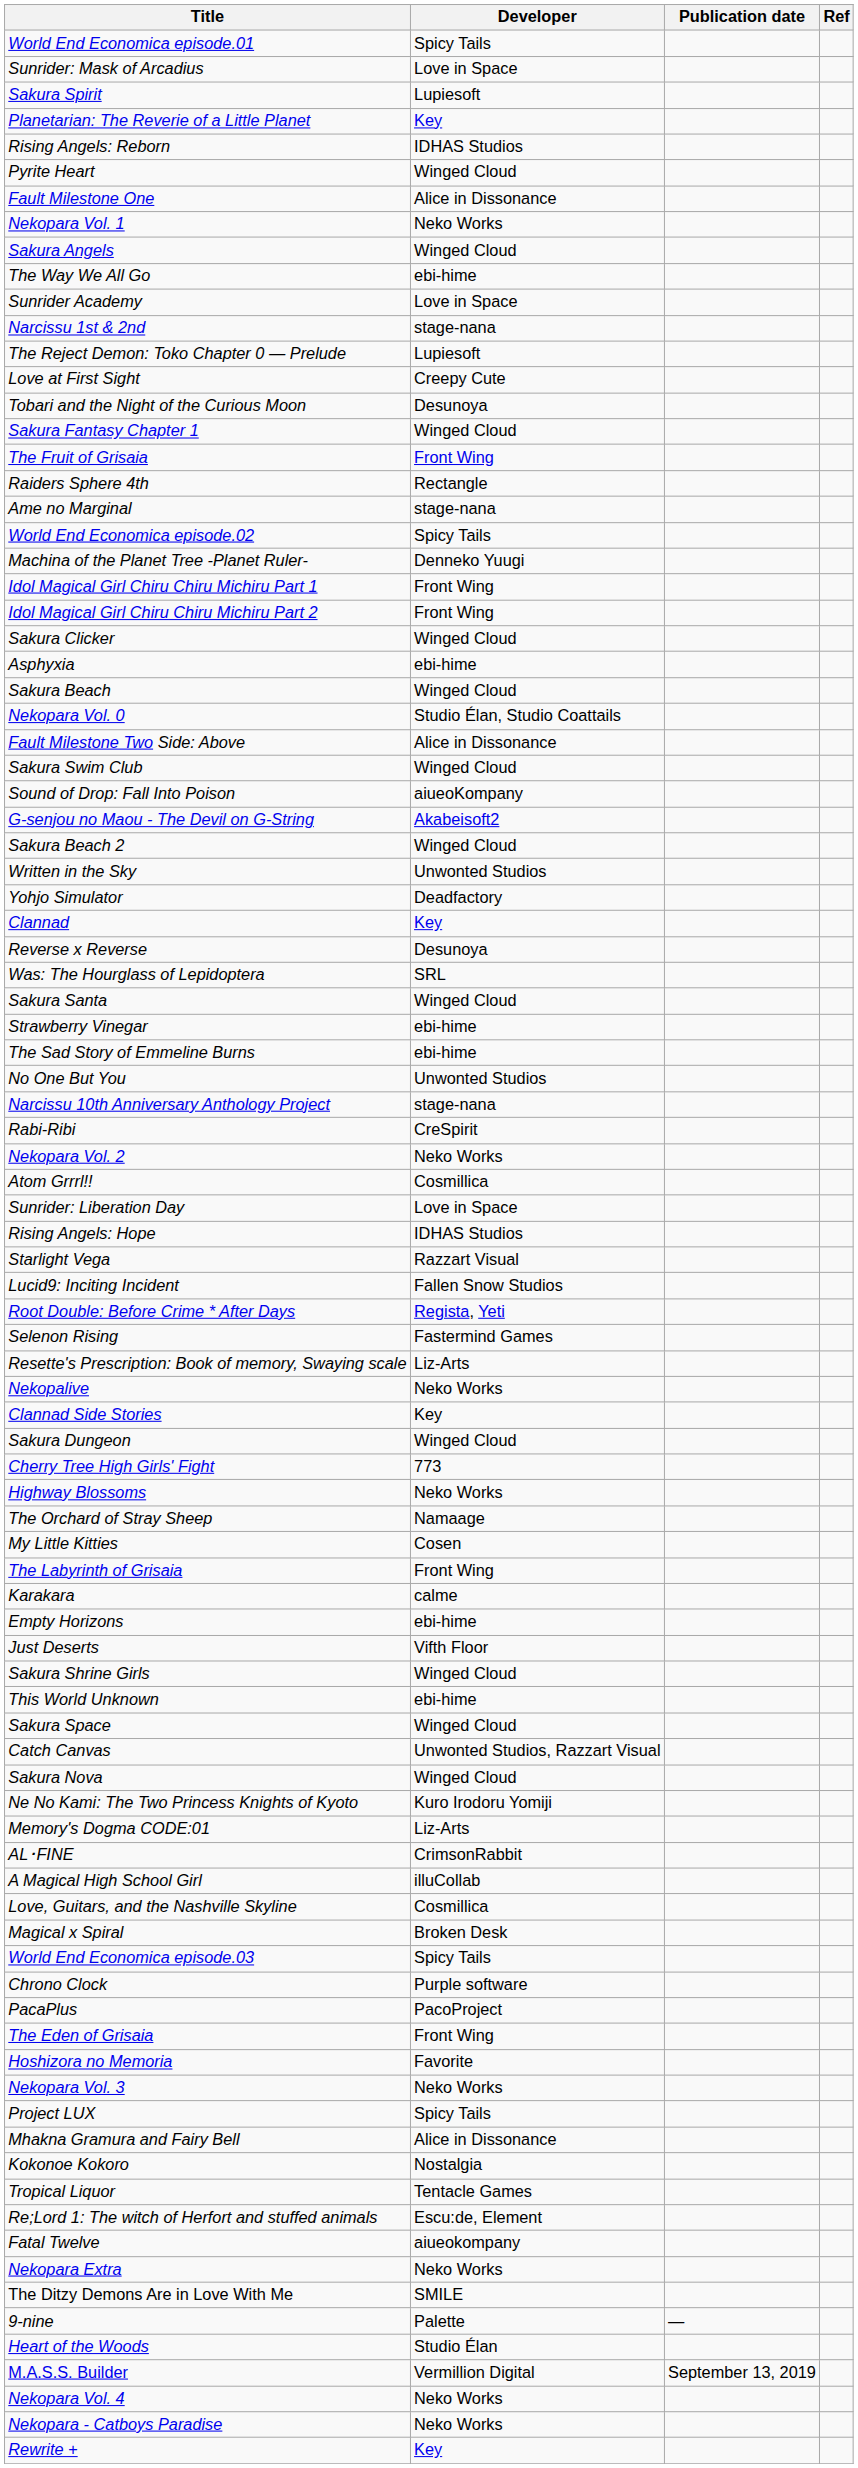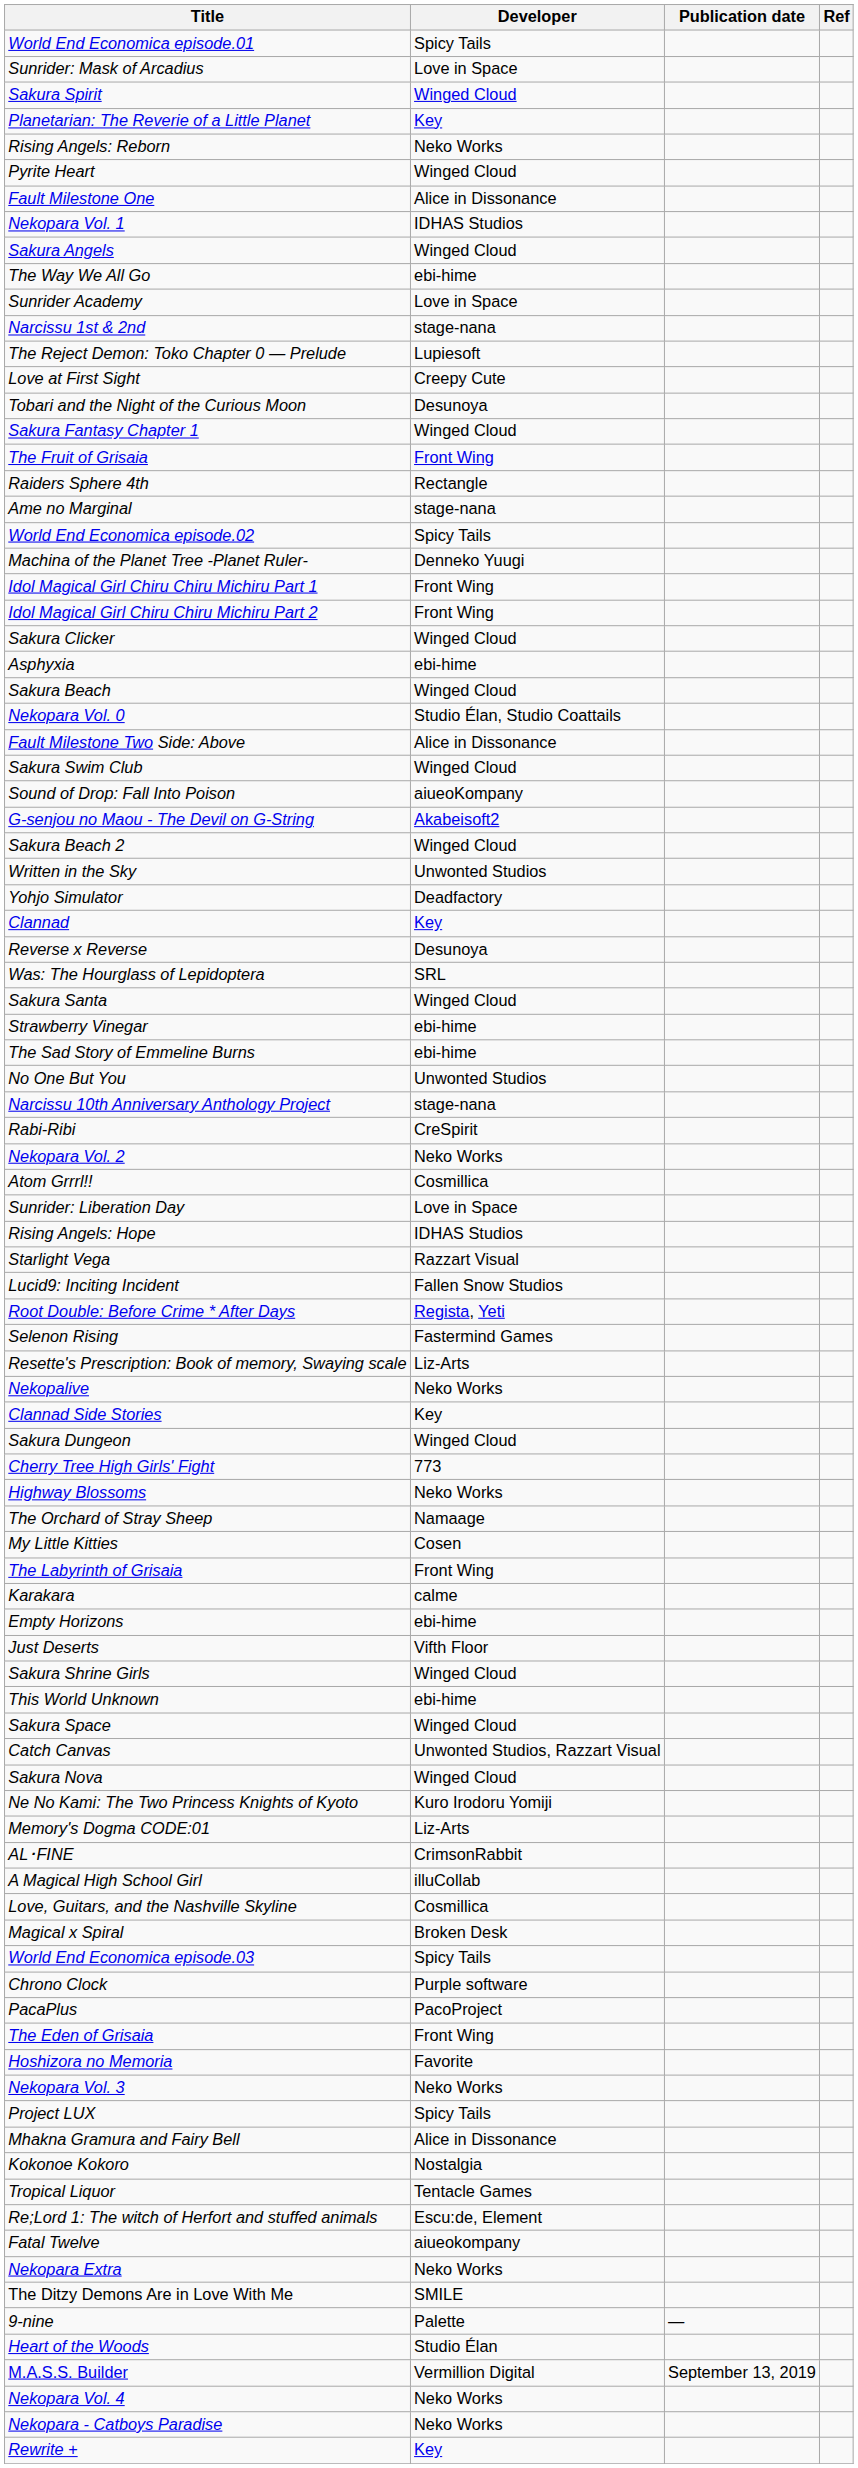(447, 95) Lupiesoft -> (465, 95) Winged Cloud
(468, 146) IDHAS Studios -> (458, 146) Neko Works
(458, 224) Neko Works -> (468, 224) IDHAS Studios
